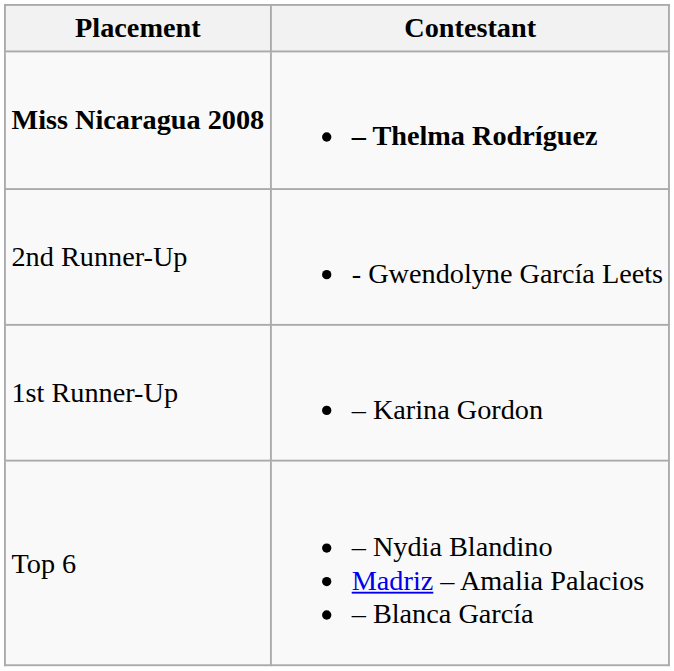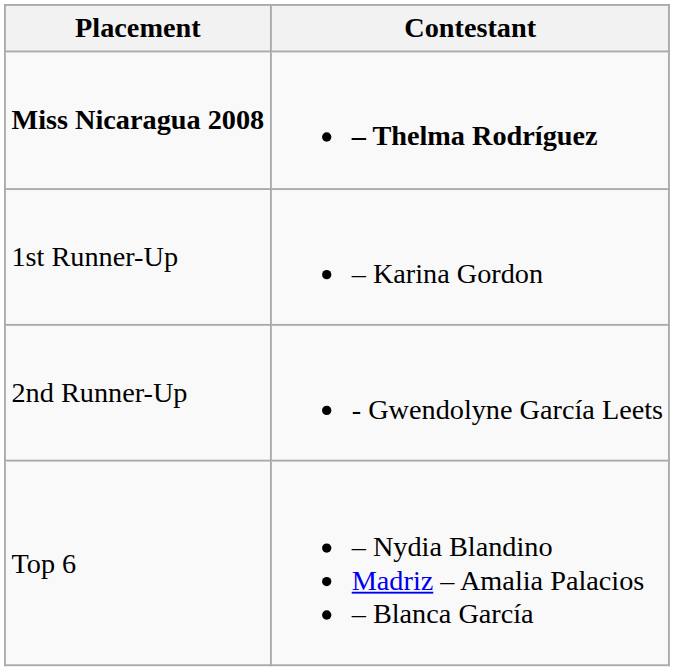rows swapped: (95, 392) <-> (99, 256)
